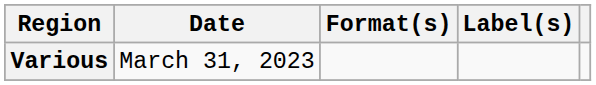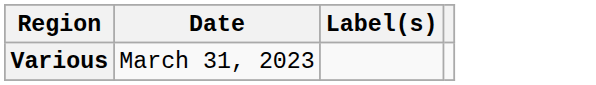- column: (389, 24)
